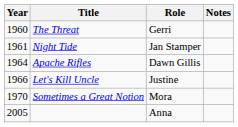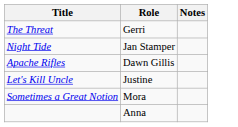- column: (17, 12)
